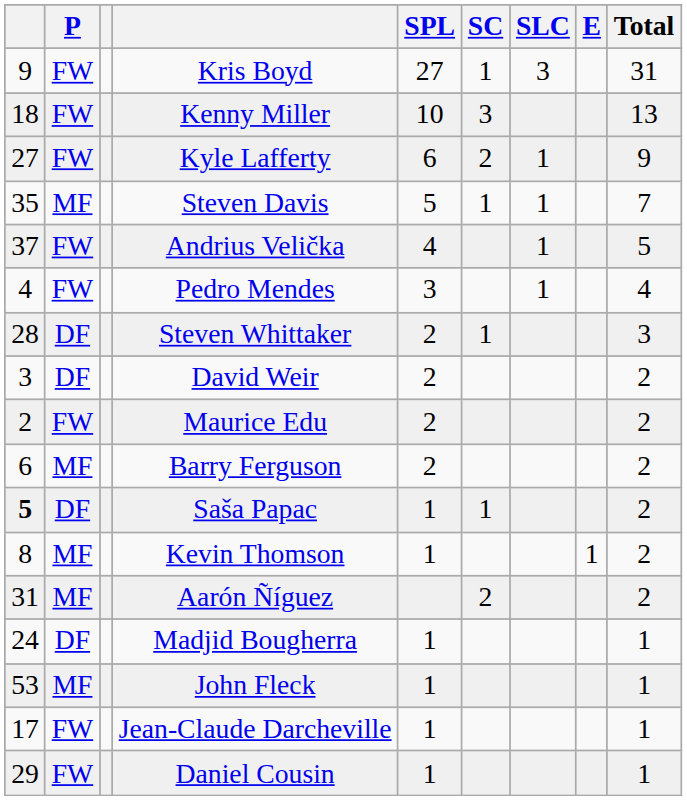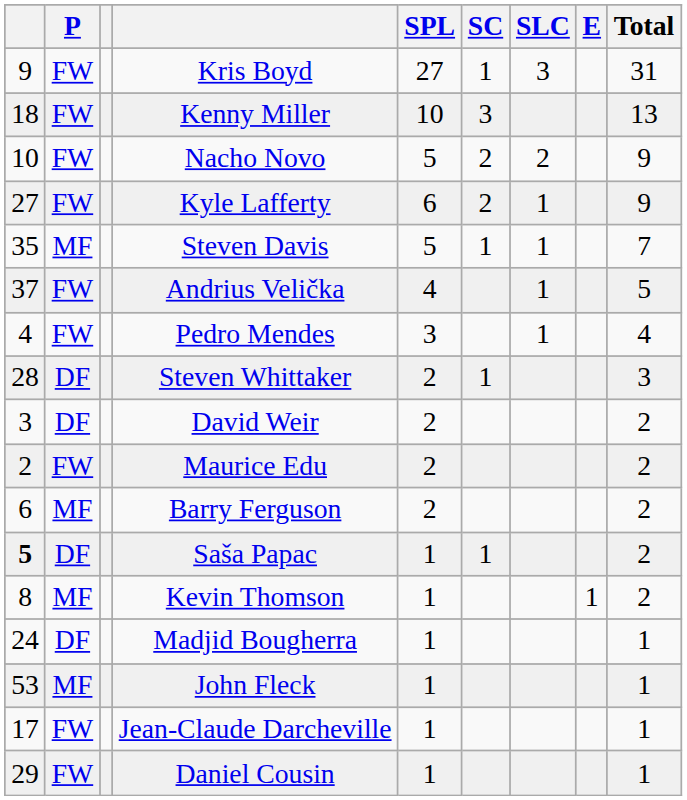+ row: (255, 158)
- row: (255, 597)
